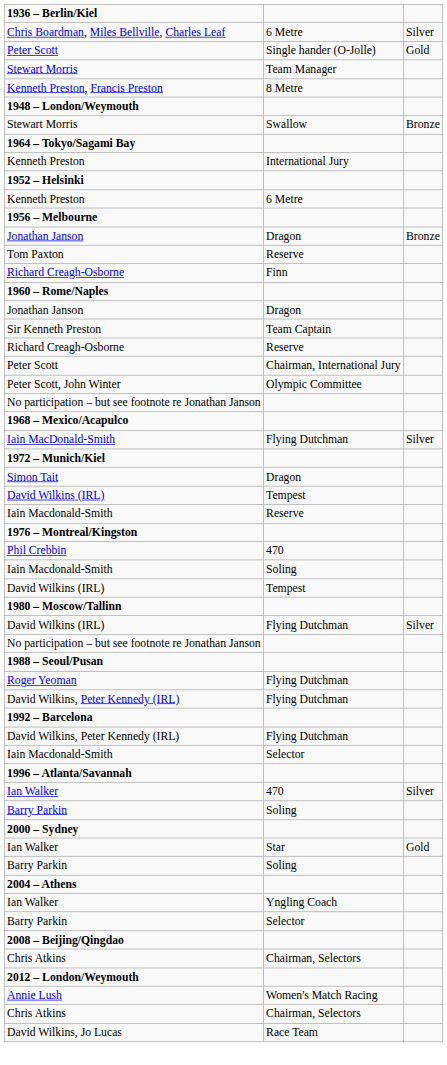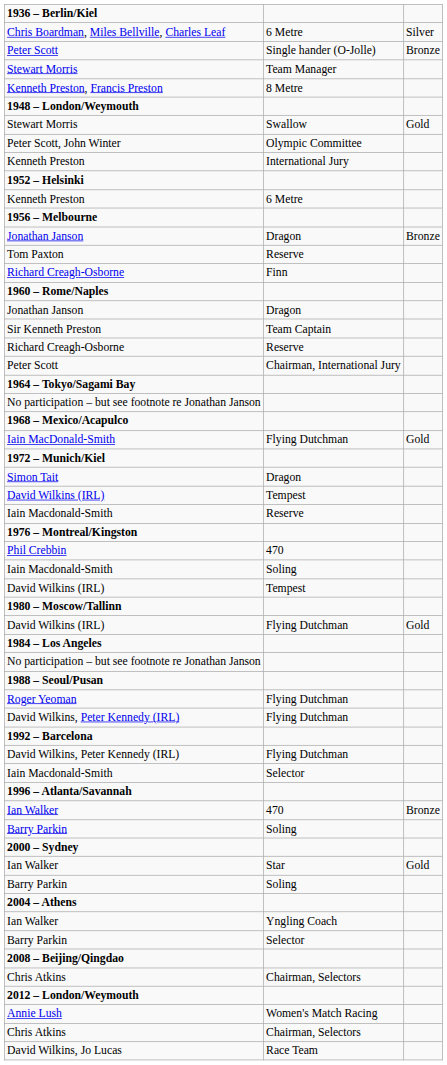(418, 50) Gold -> (423, 50) Bronze
(423, 124) Bronze -> (418, 124) Gold
rows swapped: (64, 384) <-> (71, 143)
(420, 439) Silver -> (418, 439) Gold
(420, 625) Silver -> (418, 625) Gold
+ row: (54, 643)
(420, 791) Silver -> (423, 810) Bronze
